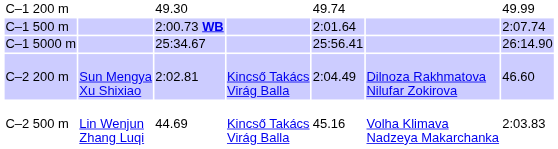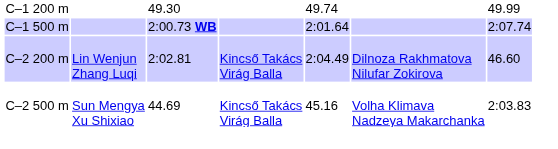- row: (41, 44)
(116, 84) Sun Mengya Xu Shixiao -> (104, 66) Lin Wenjun Zhang Luqi
(112, 131) Lin Wenjun Zhang Luqi -> (108, 113) Sun Mengya Xu Shixiao
